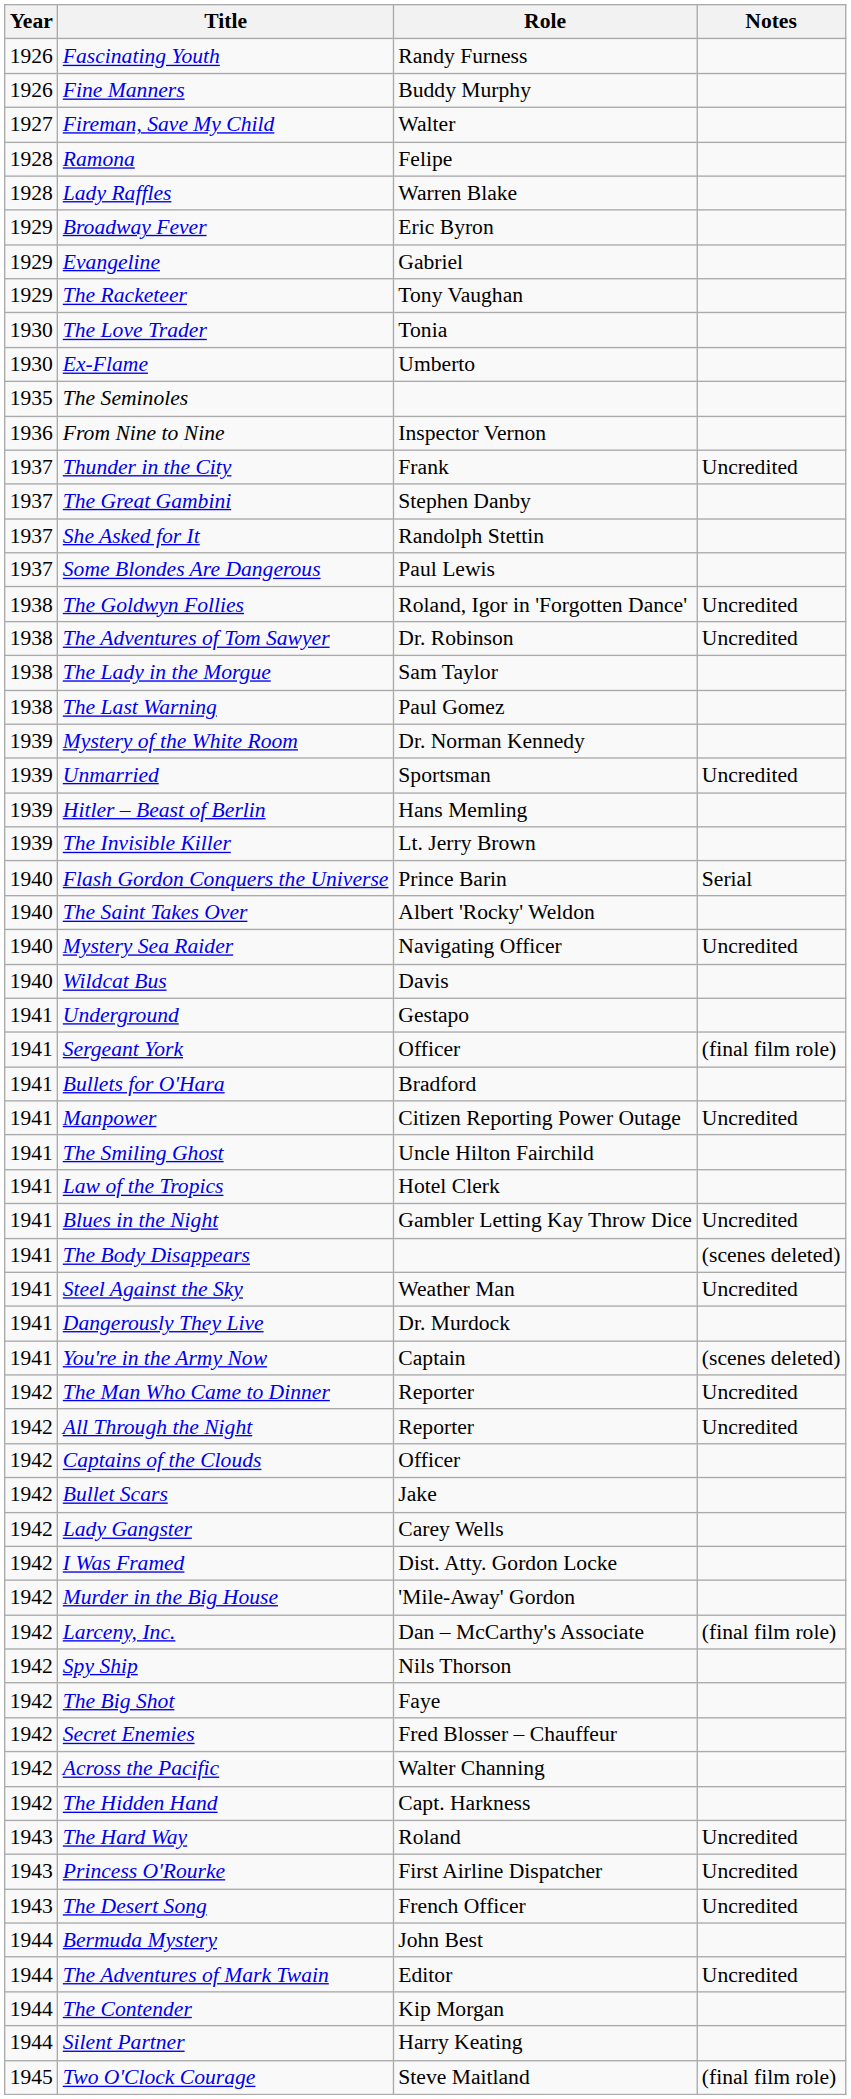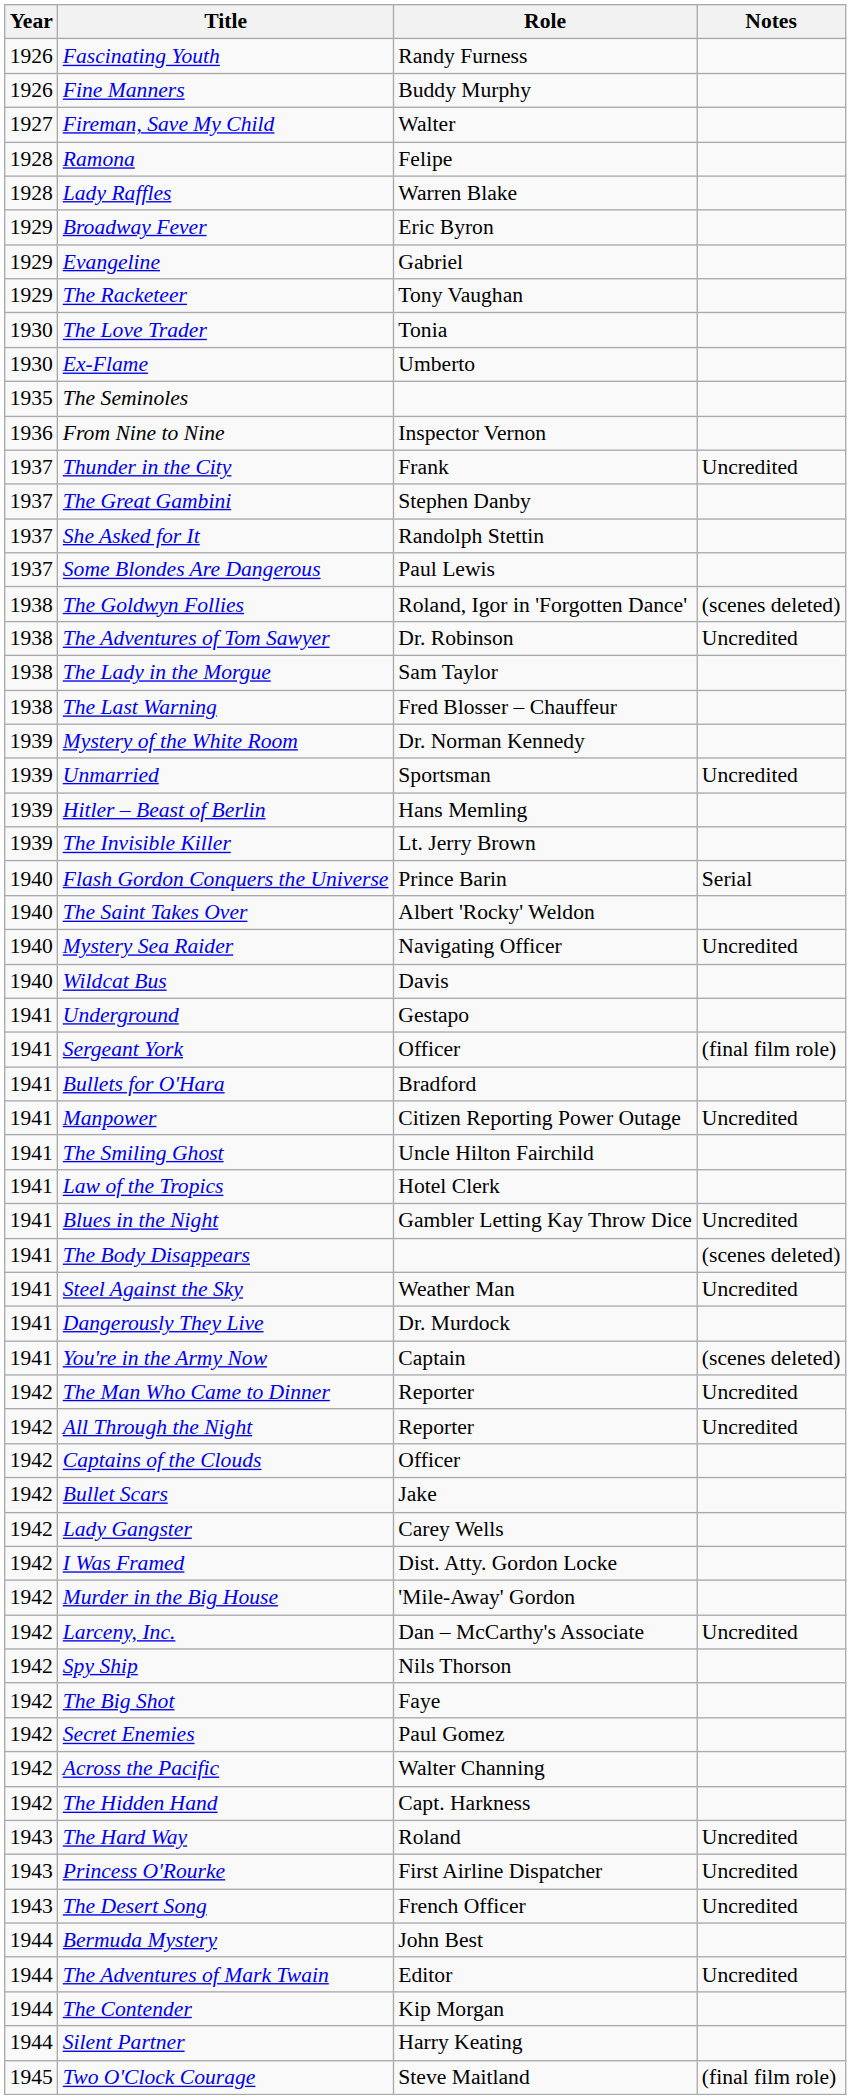(750, 603) Uncredited -> (771, 603) (scenes deleted)
(451, 706) Paul Gomez -> (508, 706) Fred Blosser – Chauffeur
(769, 1631) (final film role) -> (750, 1631) Uncredited
(508, 1734) Fred Blosser – Chauffeur -> (451, 1734) Paul Gomez
